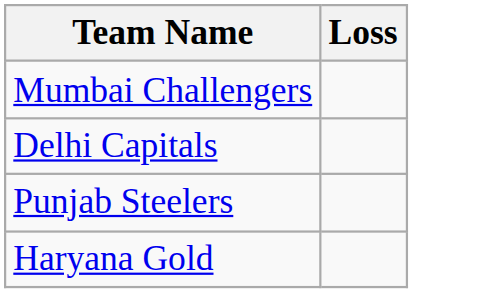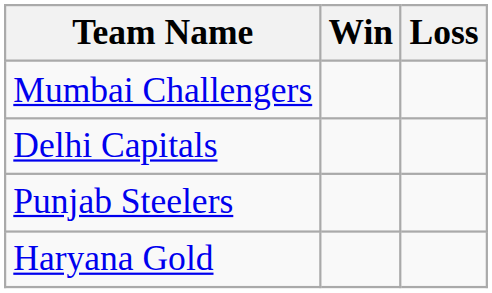+ column: (361, 32)
